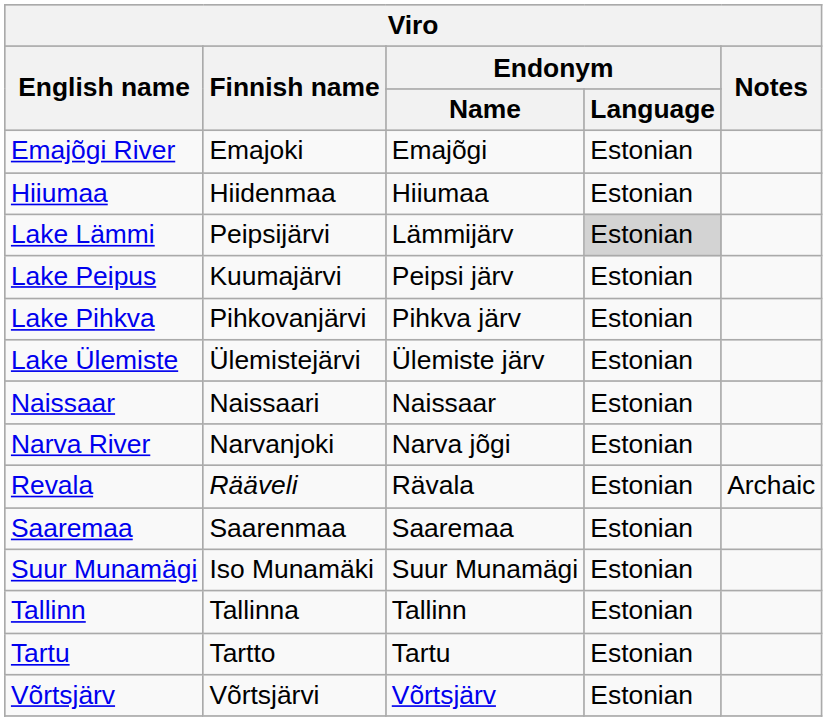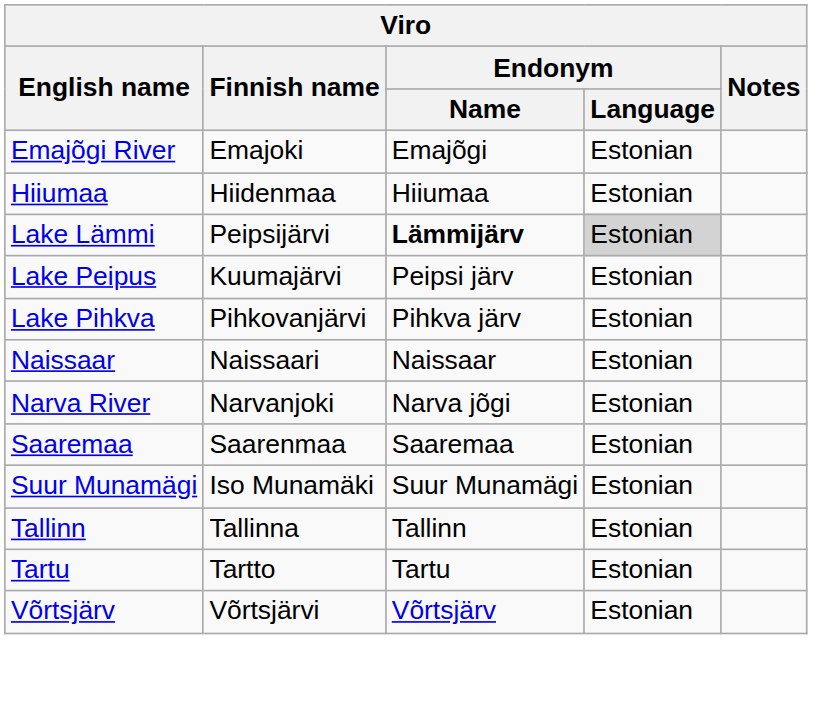(453, 234) normal -> (458, 234) bold
- row: (95, 360)
- row: (52, 485)
